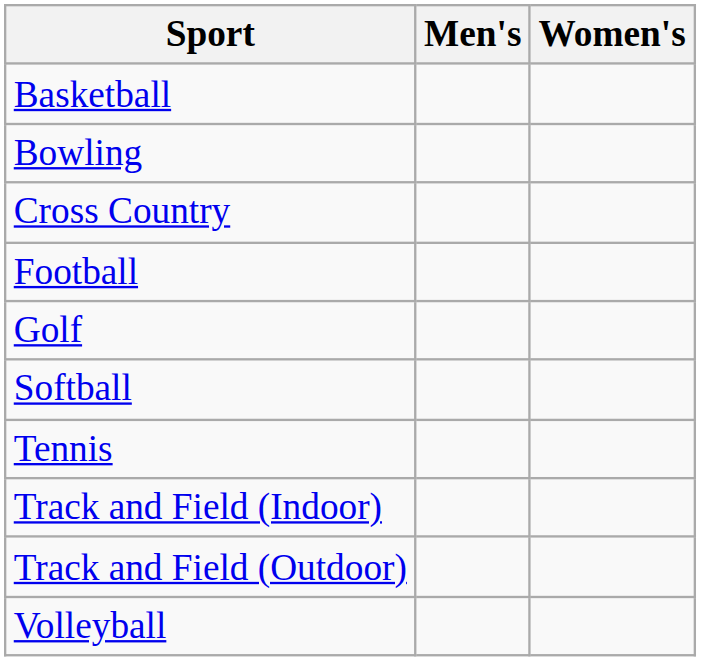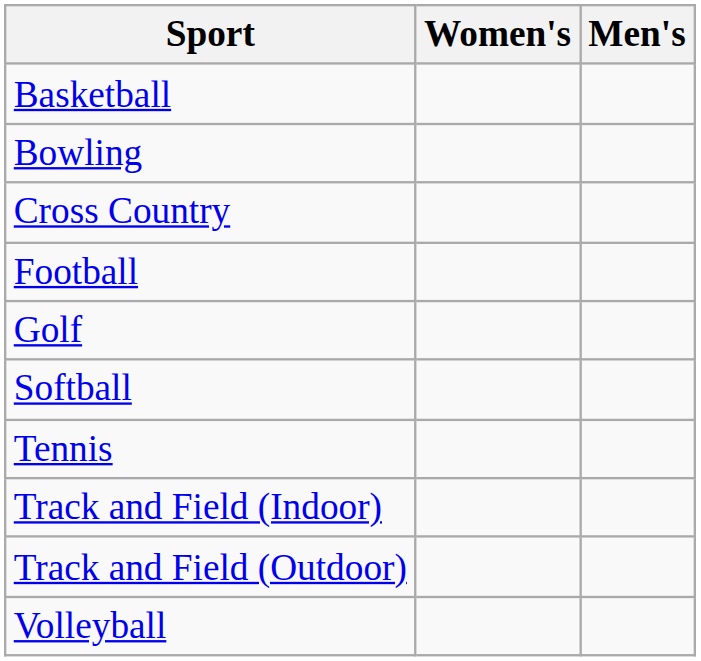columns swapped: (473, 34) <-> (612, 34)
